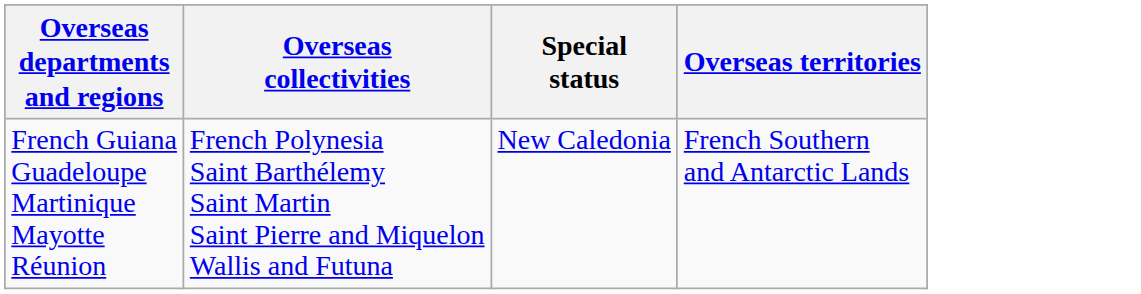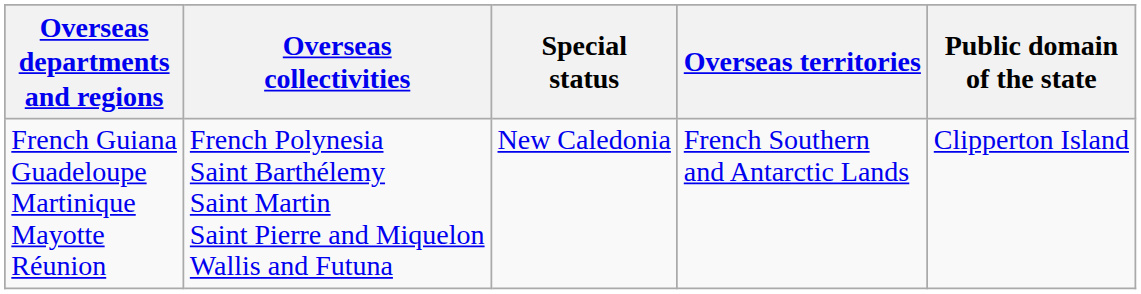+ column: (1031, 62)
